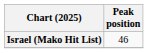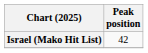(123, 39) 46 -> (123, 39) 42
